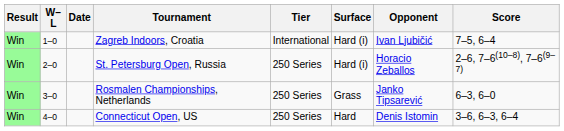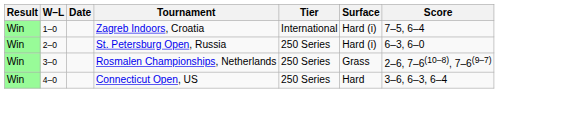- column: (413, 18)
(505, 63) 2–6, 7–6(10–8), 7–6(9–7) -> (404, 45) 6–3, 6–0
(475, 95) 6–3, 6–0 -> (438, 62) 2–6, 7–6(10–8), 7–6(9–7)
